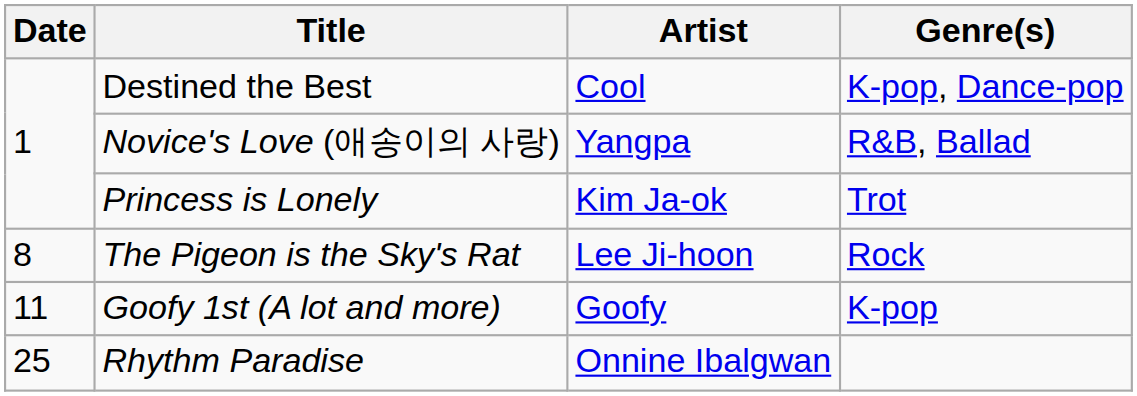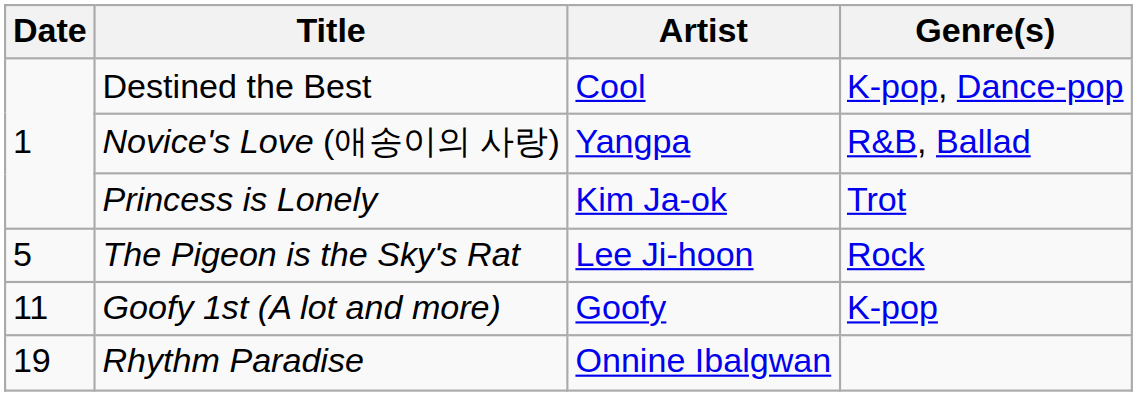(22, 254) 8 -> (22, 254) 5
(32, 362) 25 -> (32, 362) 19
